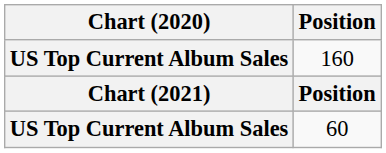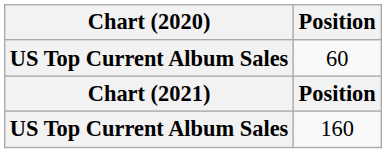rows swapped: (337, 57) <-> (337, 128)
